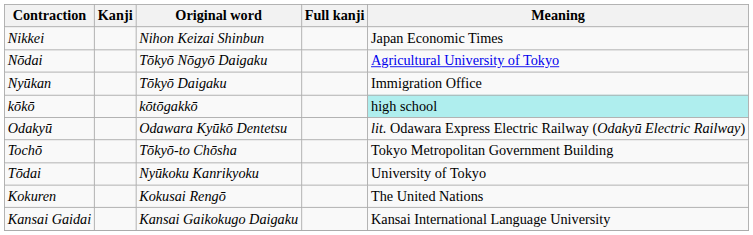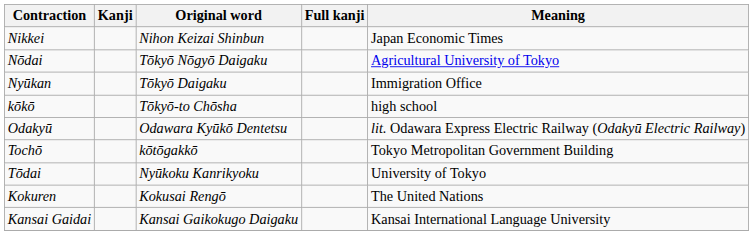(168, 106) kōtōgakkō -> (188, 106) Tōkyō-to Chōsha
(404, 106) paleturquoise background -> (404, 106) no background
(188, 151) Tōkyō-to Chōsha -> (168, 151) kōtōgakkō
